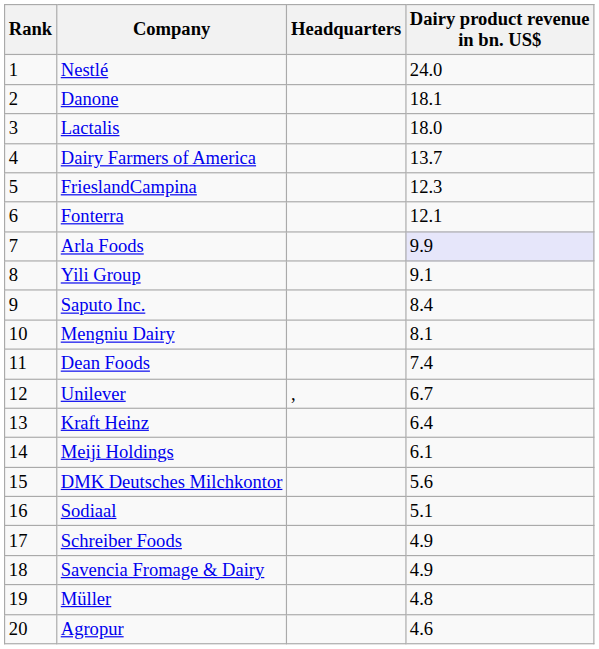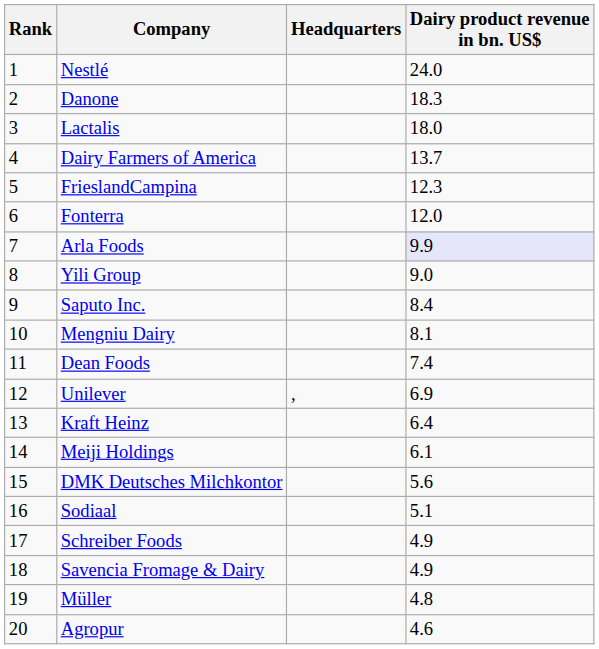(426, 98) 18.1 -> (426, 98) 18.3
(426, 216) 12.1 -> (426, 216) 12.0
(421, 275) 9.1 -> (421, 275) 9.0
(421, 393) 6.7 -> (421, 393) 6.9
